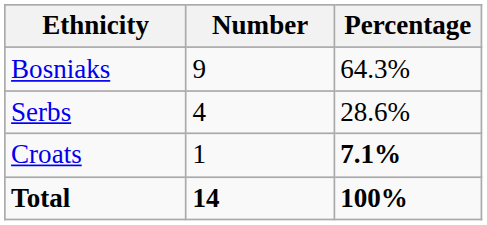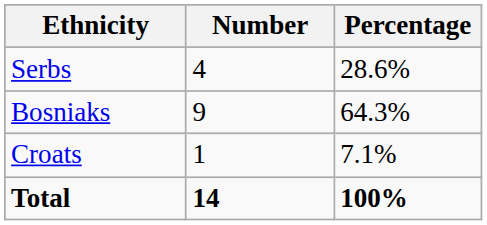rows swapped: (61, 68) <-> (41, 111)
(371, 154) bold -> (368, 154) normal
